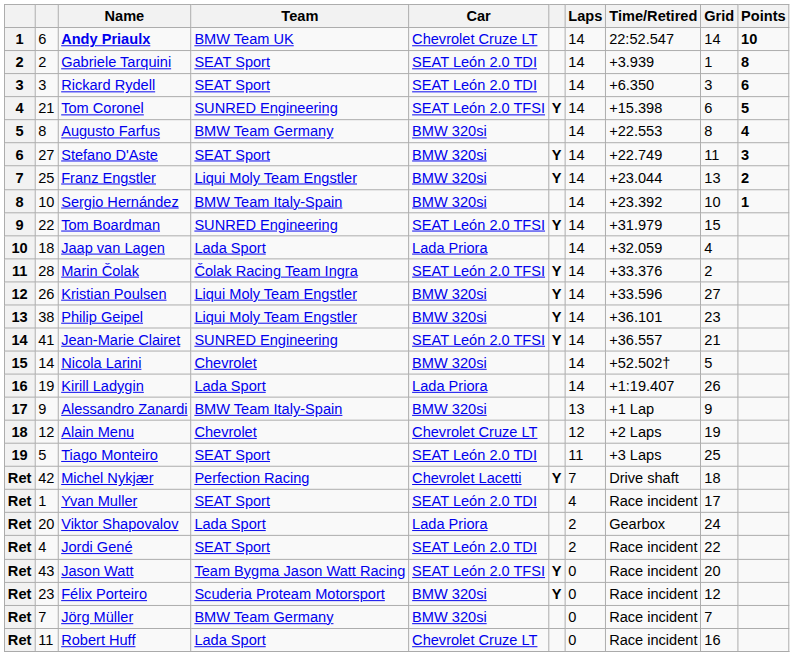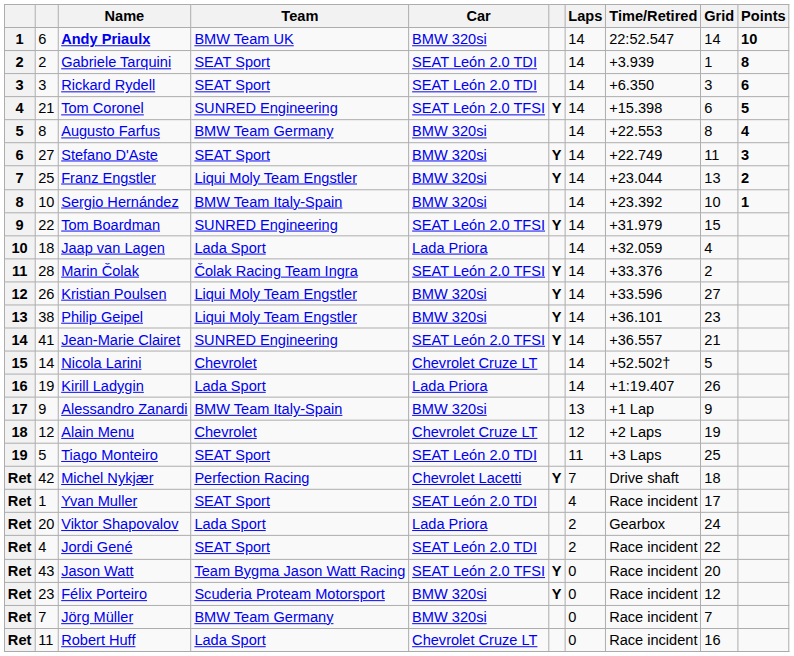(475, 39) Chevrolet Cruze LT -> (449, 39) BMW 320si
(449, 363) BMW 320si -> (475, 363) Chevrolet Cruze LT
